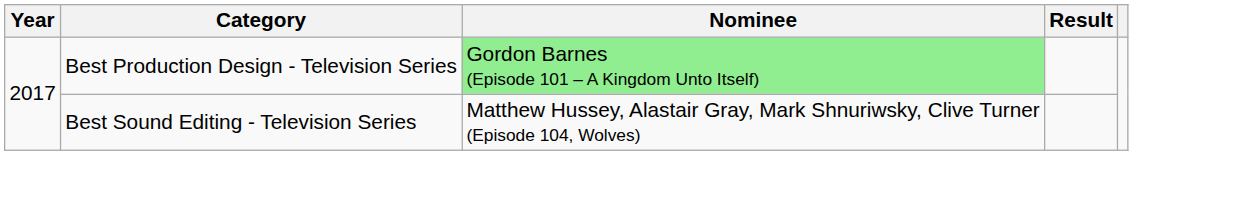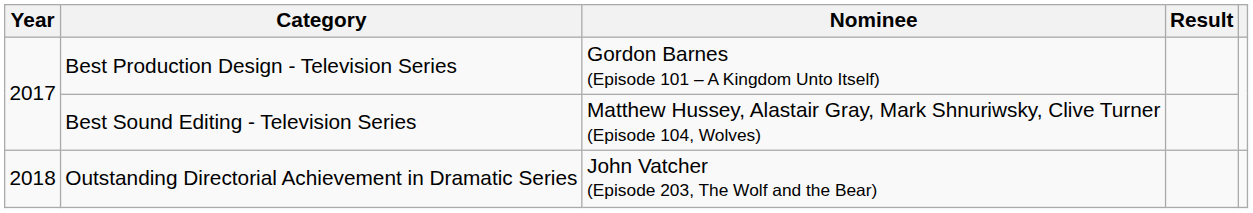(613, 65) lightgreen background -> (733, 65) no background
+ row: (321, 178)
